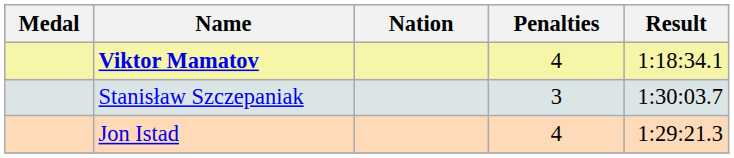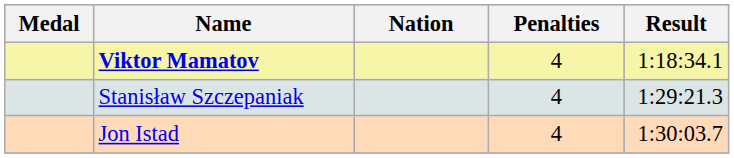(556, 97) 3 -> (556, 97) 4
(680, 97) 1:30:03.7 -> (680, 97) 1:29:21.3
(680, 134) 1:29:21.3 -> (680, 134) 1:30:03.7
